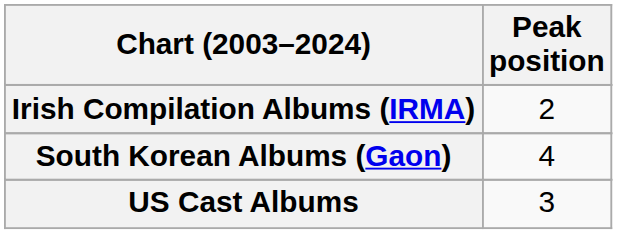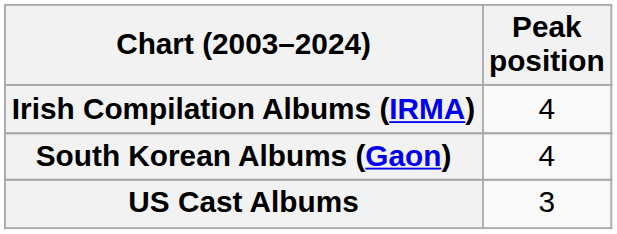(547, 108) 2 -> (547, 108) 4
